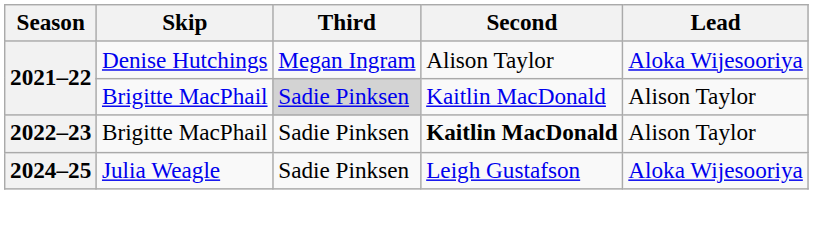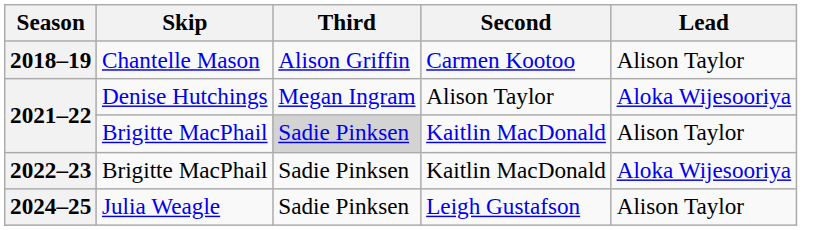+ row: (51, 59)
(522, 133) bold -> (516, 170) normal
(692, 133) Alison Taylor -> (704, 170) Aloka Wijesooriya
(716, 170) Aloka Wijesooriya -> (680, 206) Alison Taylor
